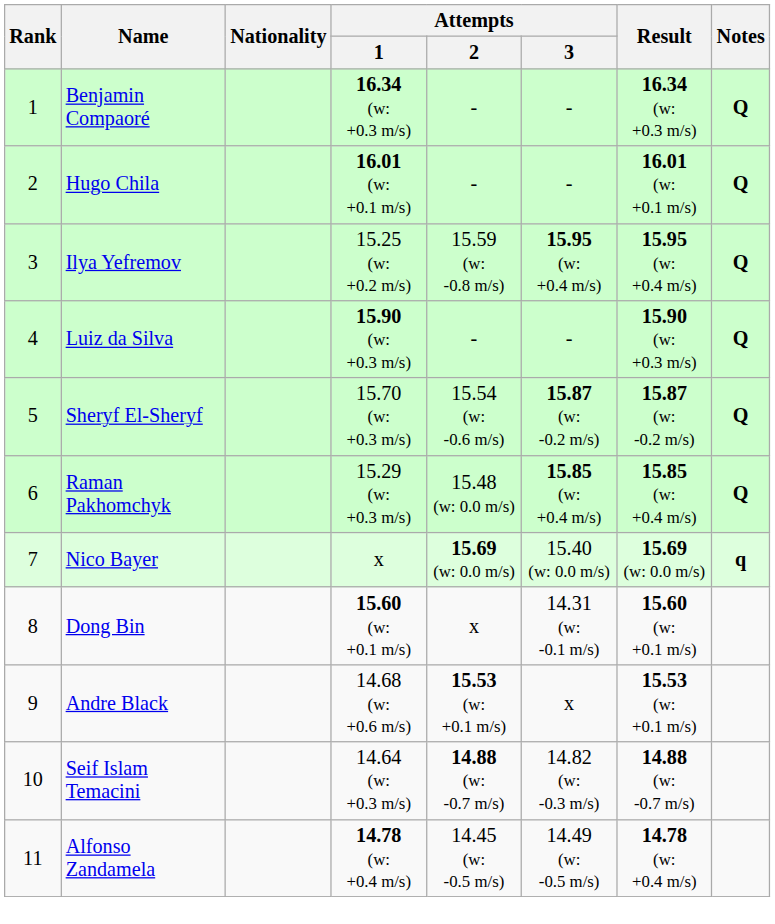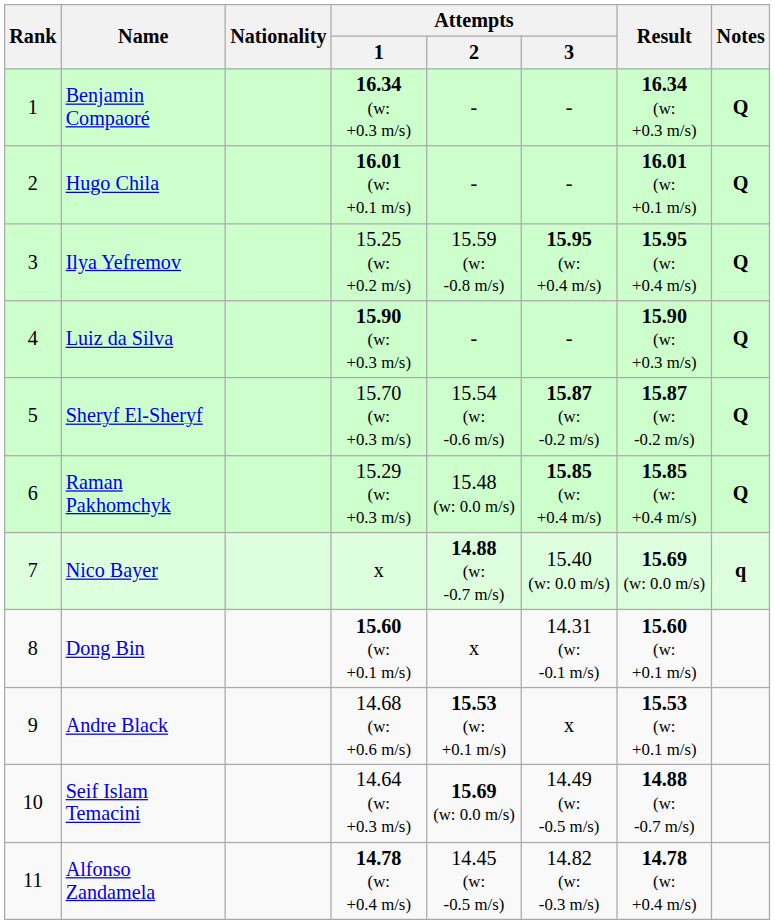(474, 559) 15.69 (w: 0.0 m/s) -> (474, 571) 14.88 (w: -0.7 m/s)
(474, 780) 14.88 (w: -0.7 m/s) -> (474, 803) 15.69 (w: 0.0 m/s)
(569, 780) 14.82 (w: -0.3 m/s) -> (569, 803) 14.49 (w: -0.5 m/s)
(569, 857) 14.49 (w: -0.5 m/s) -> (569, 880) 14.82 (w: -0.3 m/s)
